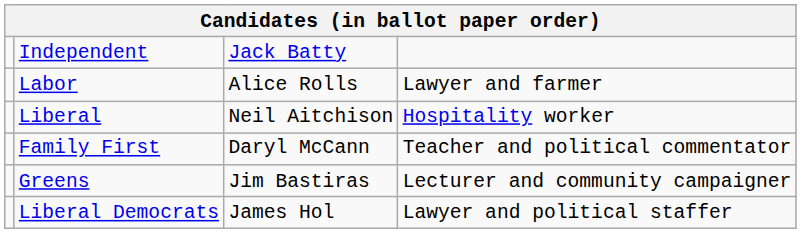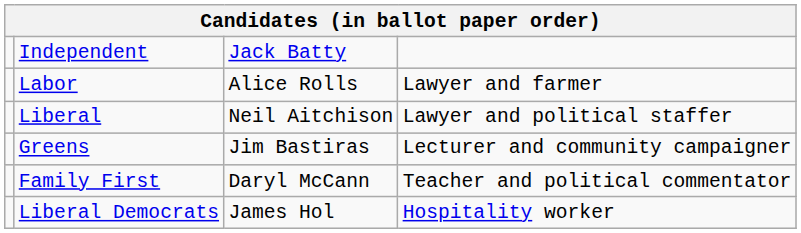(509, 117) Hospitality worker -> (568, 117) Lawyer and political staffer
rows swapped: (54, 181) <-> (89, 149)
(568, 213) Lawyer and political staffer -> (509, 213) Hospitality worker
